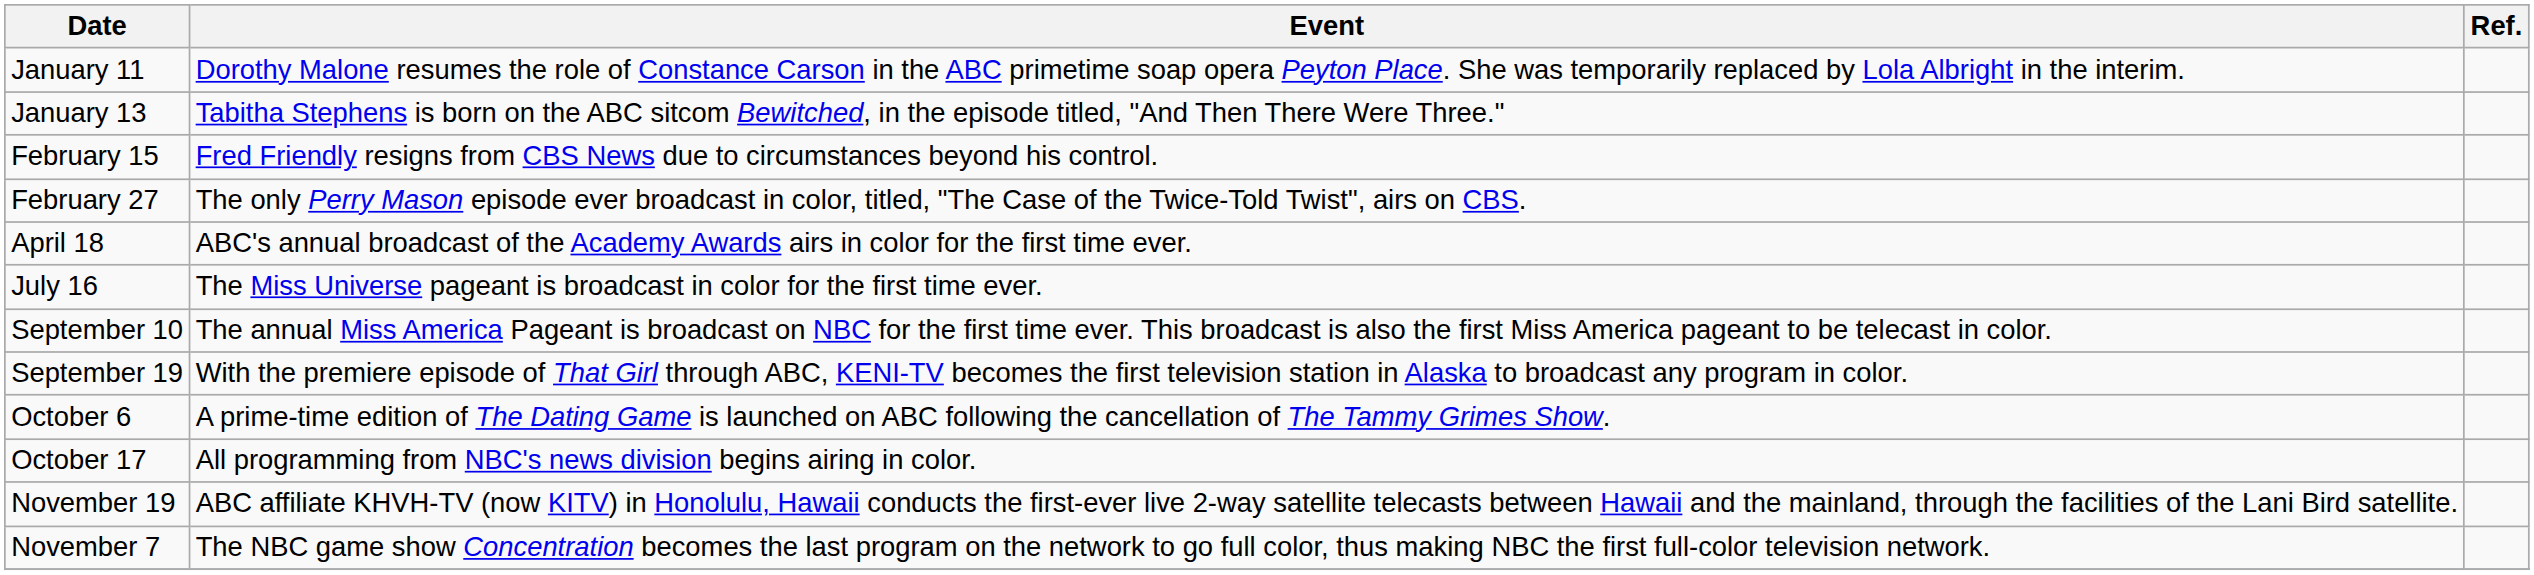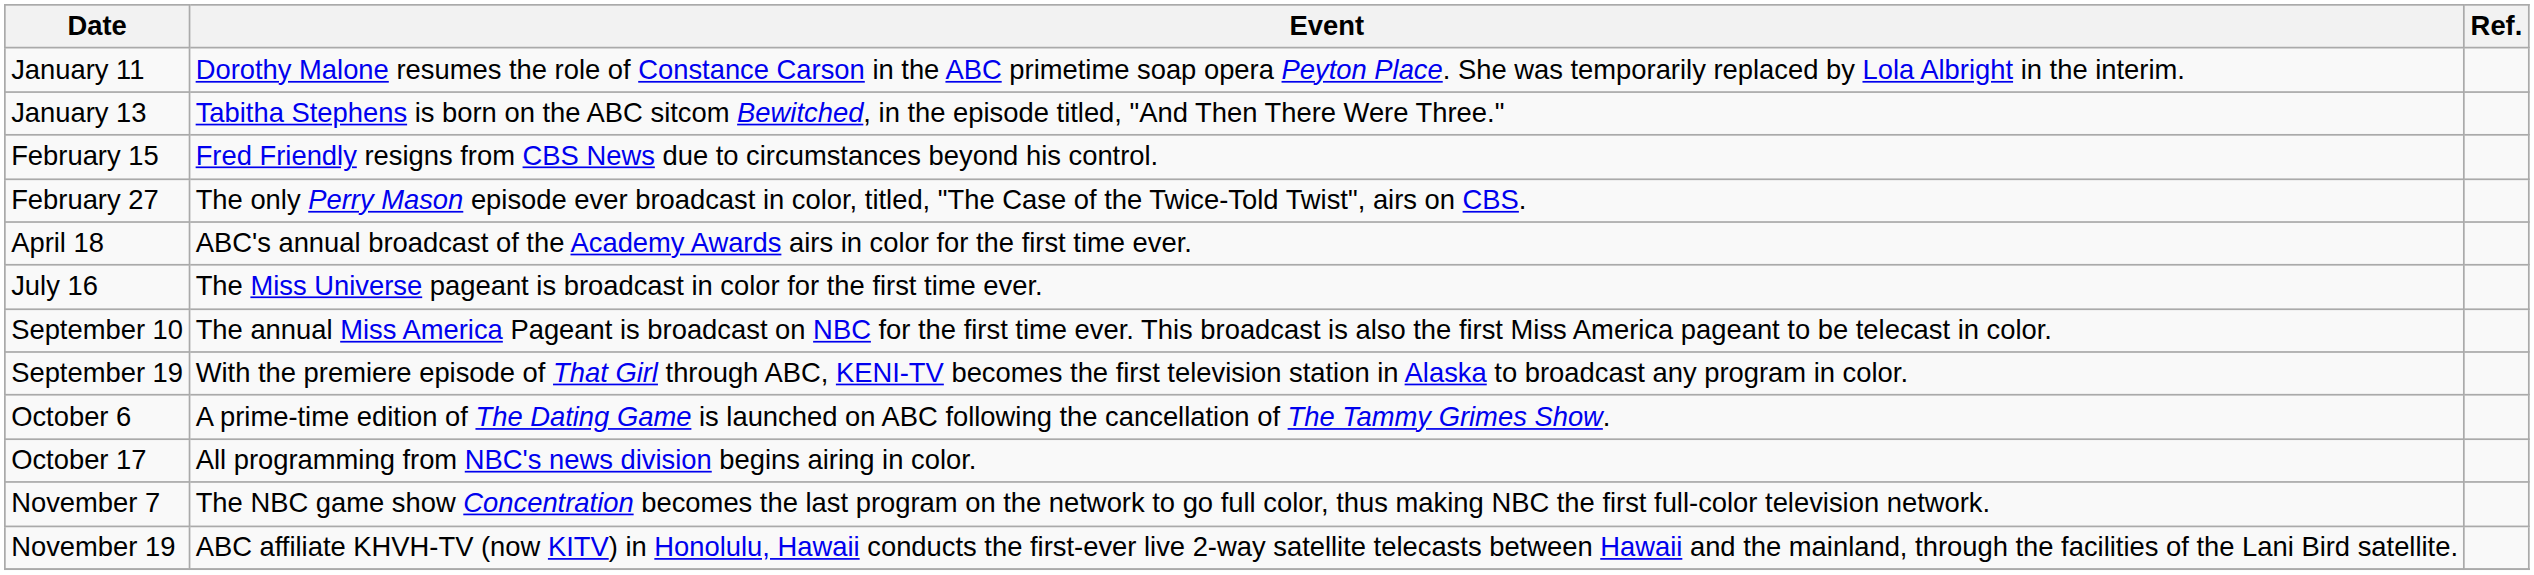rows swapped: (86, 546) <-> (93, 503)
